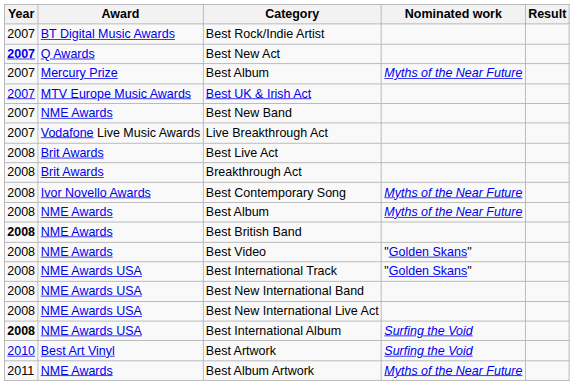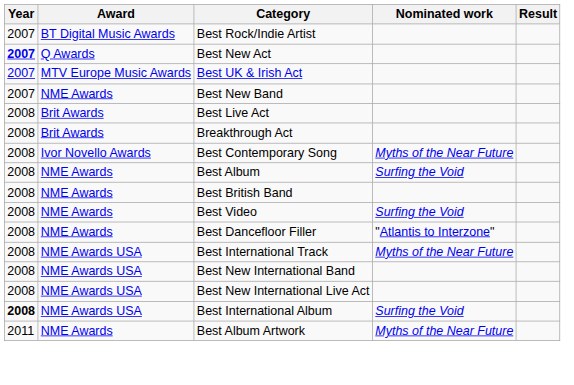- row: (79, 73)
- row: (120, 133)
(453, 212) Myths of the Near Future -> (419, 172) Surfing the Void
(21, 232) bold -> (21, 192) normal
(428, 251) "Golden Skans" -> (419, 212) Surfing the Void
+ row: (77, 232)
(428, 271) "Golden Skans" -> (444, 251) Myths of the Near Future
- row: (78, 350)
